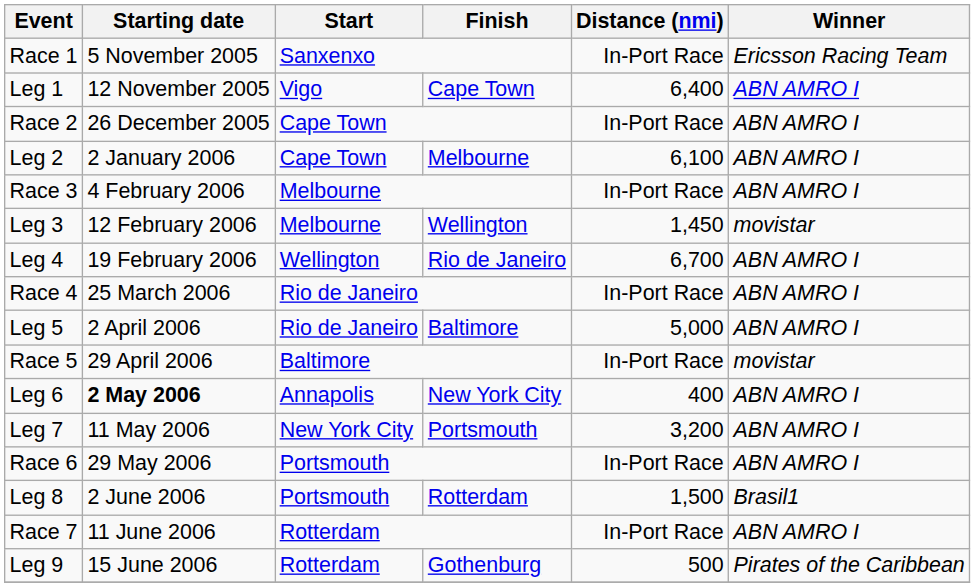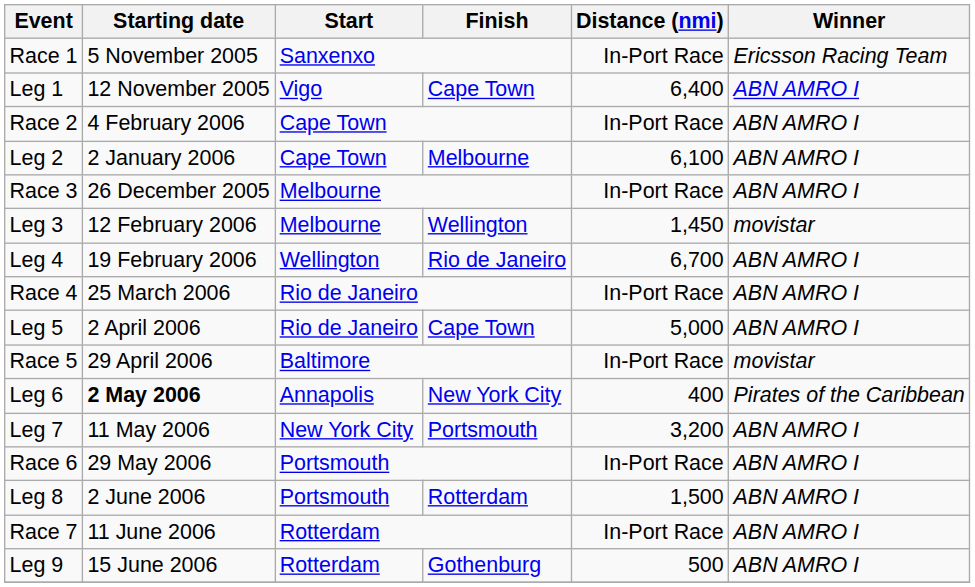(179, 123) 26 December 2005 -> (166, 123) 4 February 2006
(166, 191) 4 February 2006 -> (179, 191) 26 December 2005
(473, 327) Baltimore -> (481, 327) Cape Town
(796, 395) ABN AMRO I -> (849, 395) Pirates of the Caribbean
(766, 497) Brasil1 -> (796, 497) ABN AMRO I
(849, 565) Pirates of the Caribbean -> (796, 565) ABN AMRO I
